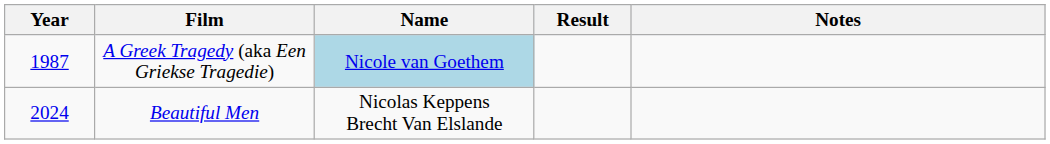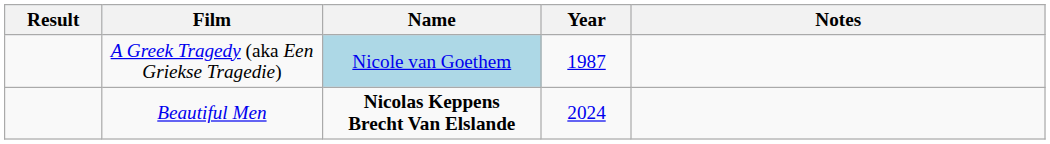columns swapped: (50, 19) <-> (583, 19)
(424, 113) normal -> (432, 113) bold
